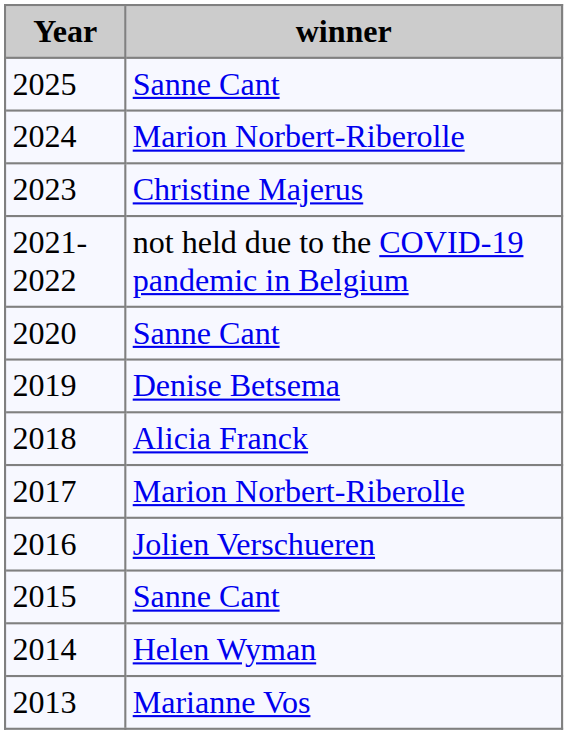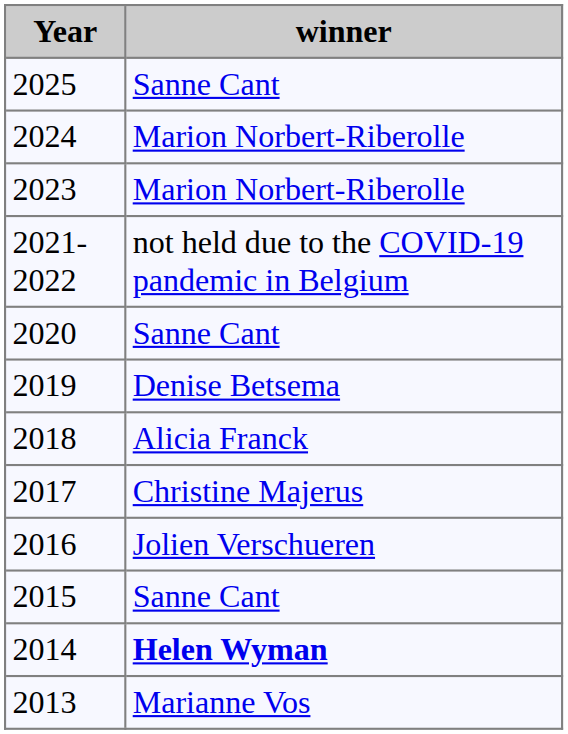(248, 189) Christine Majerus -> (299, 189) Marion Norbert-Riberolle
(299, 490) Marion Norbert-Riberolle -> (248, 490) Christine Majerus
(224, 649) normal -> (230, 649) bold
